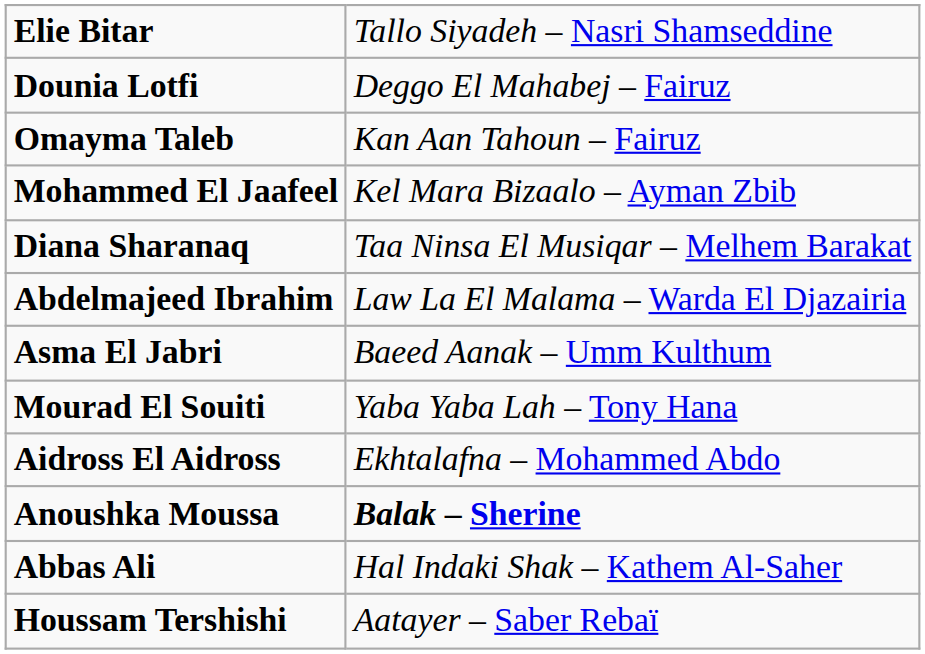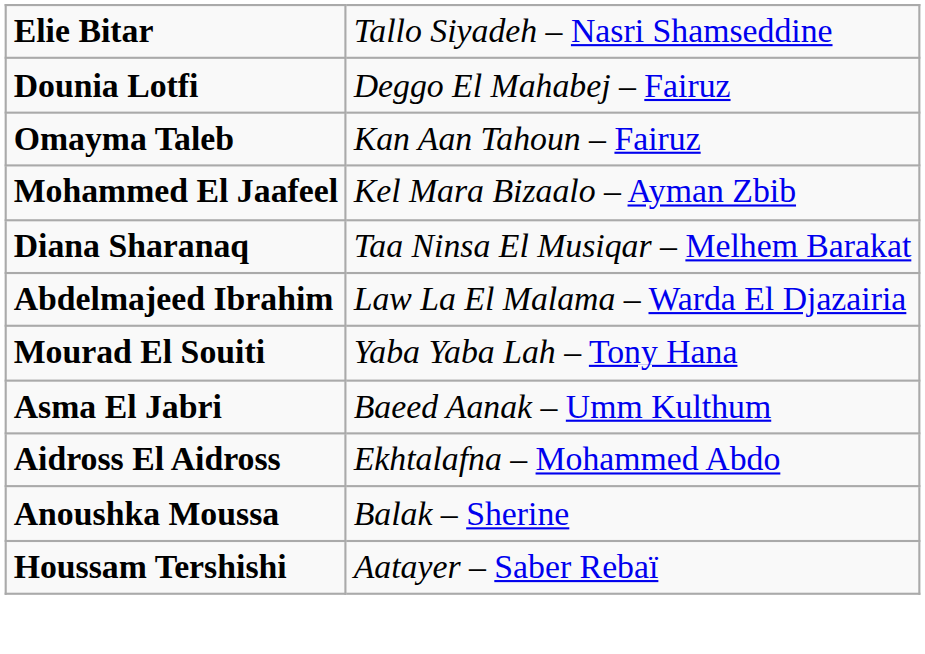rows swapped: (118, 352) <-> (139, 406)
(467, 513) bold -> (461, 513) normal
- row: (85, 566)
